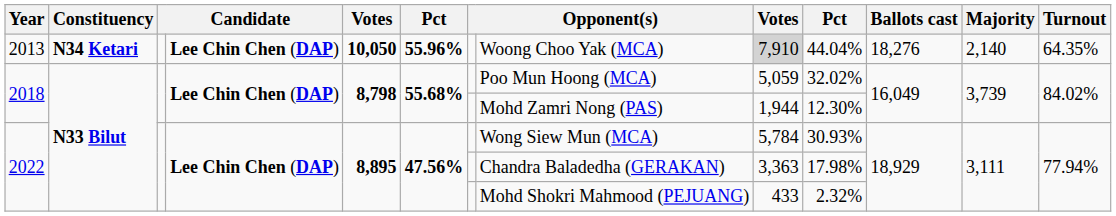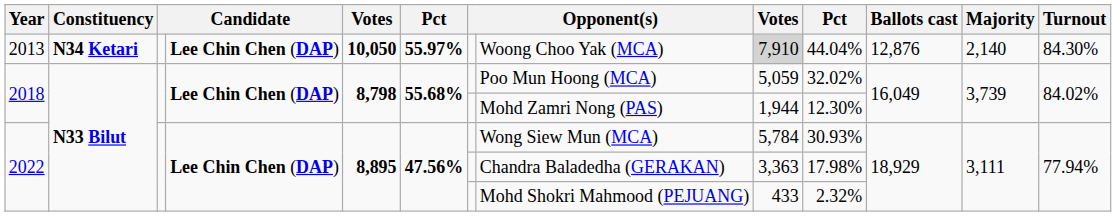(434, 48) 55.96% -> (434, 48) 55.97%
(895, 48) 18,276 -> (895, 48) 12,876
(1071, 48) 64.35% -> (1071, 48) 84.30%
